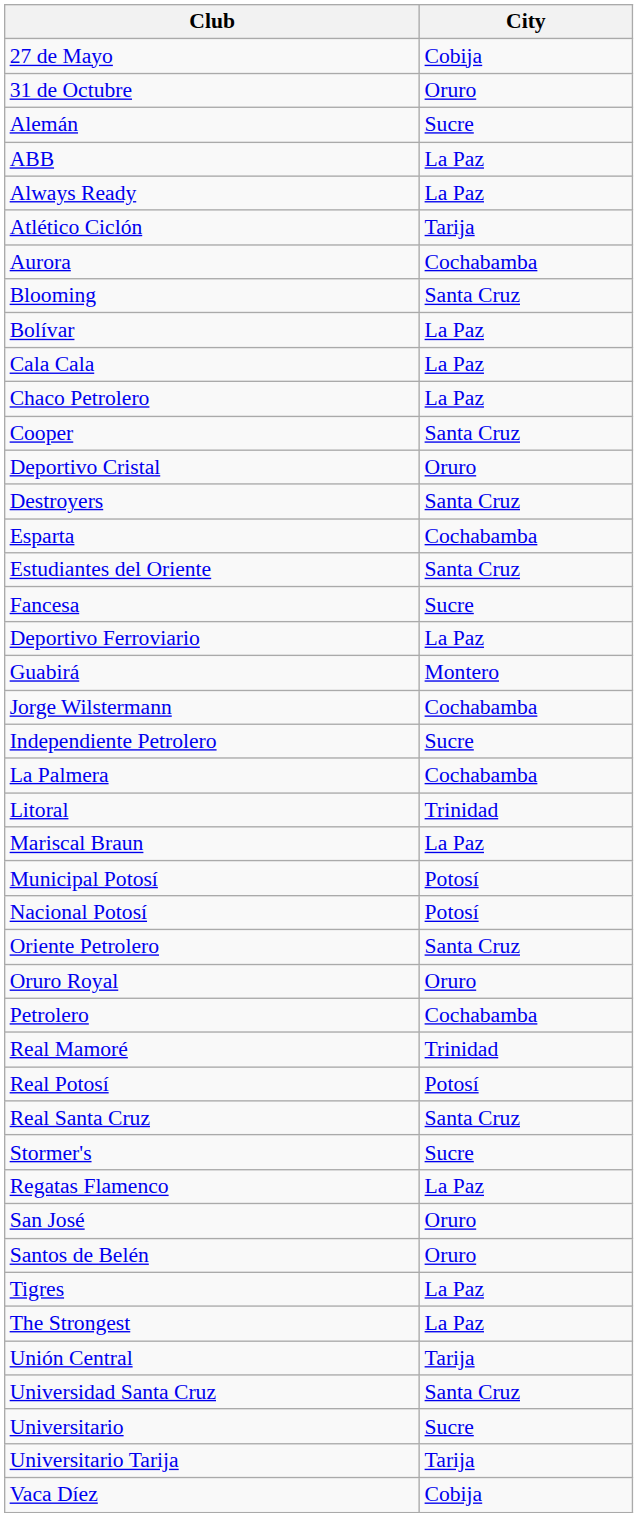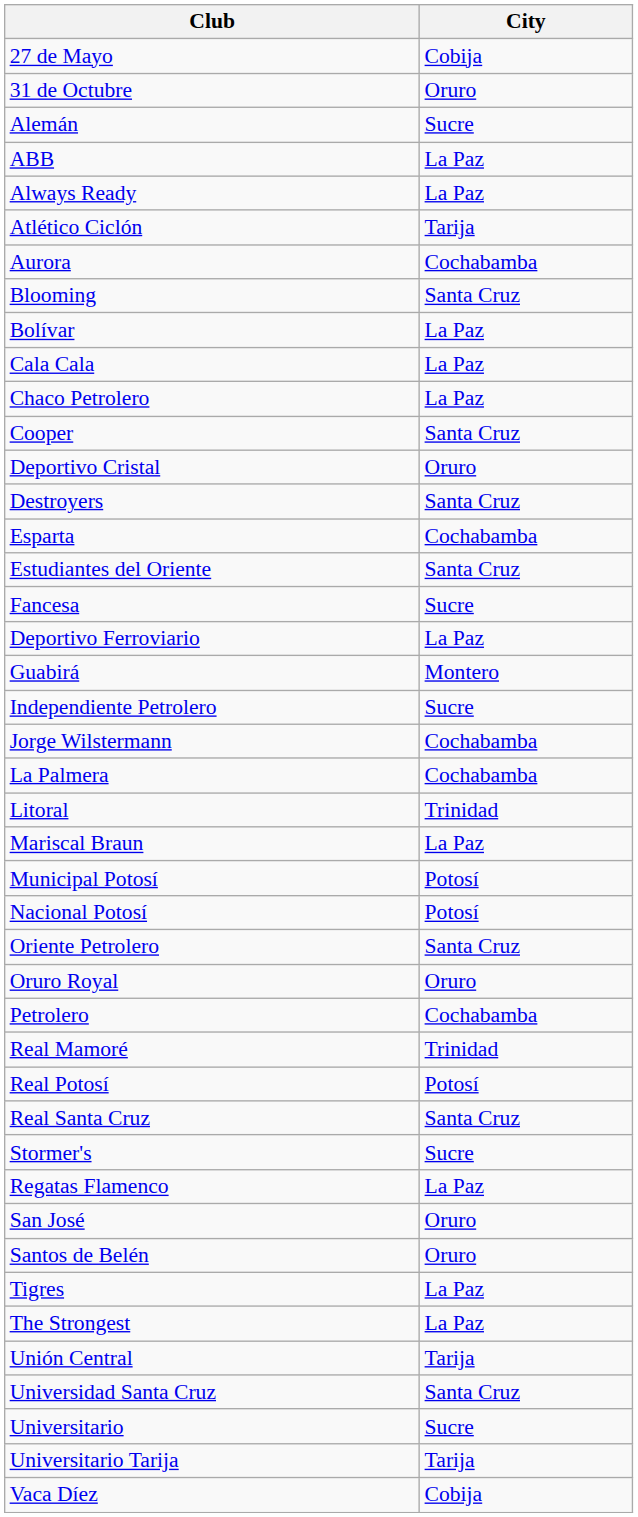rows swapped: (113, 741) <-> (91, 706)
